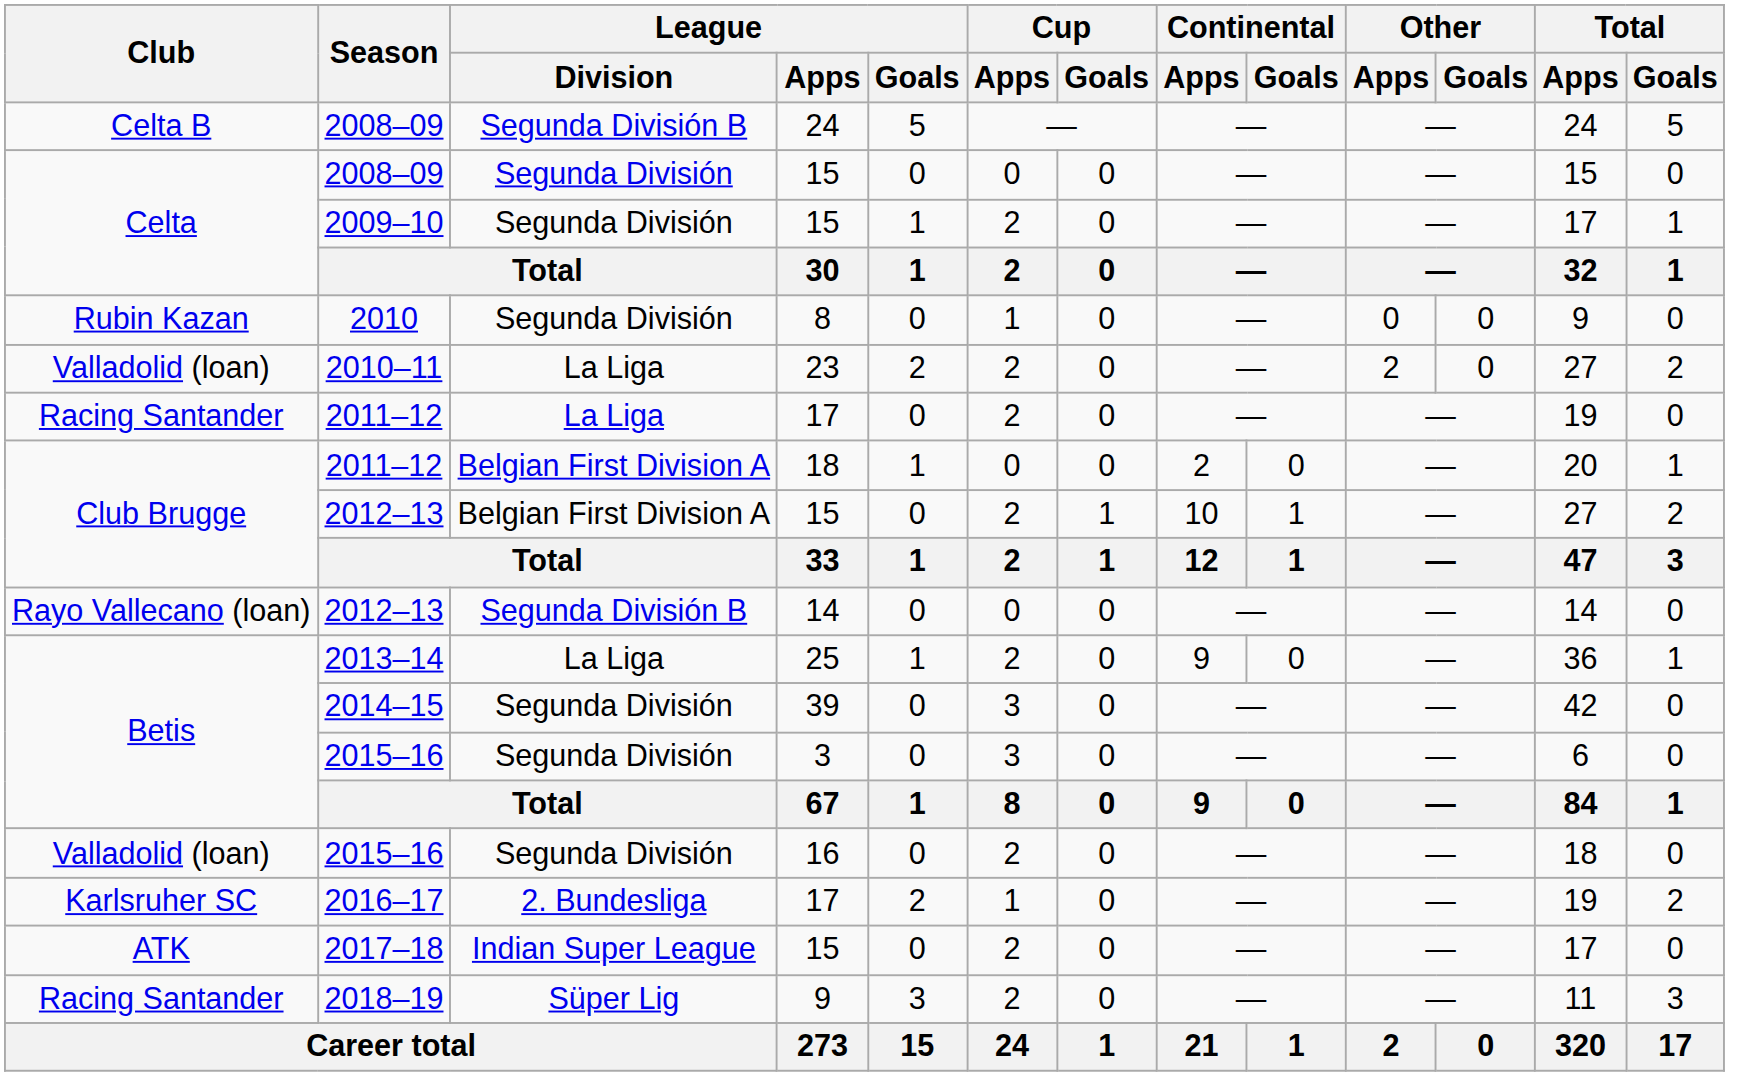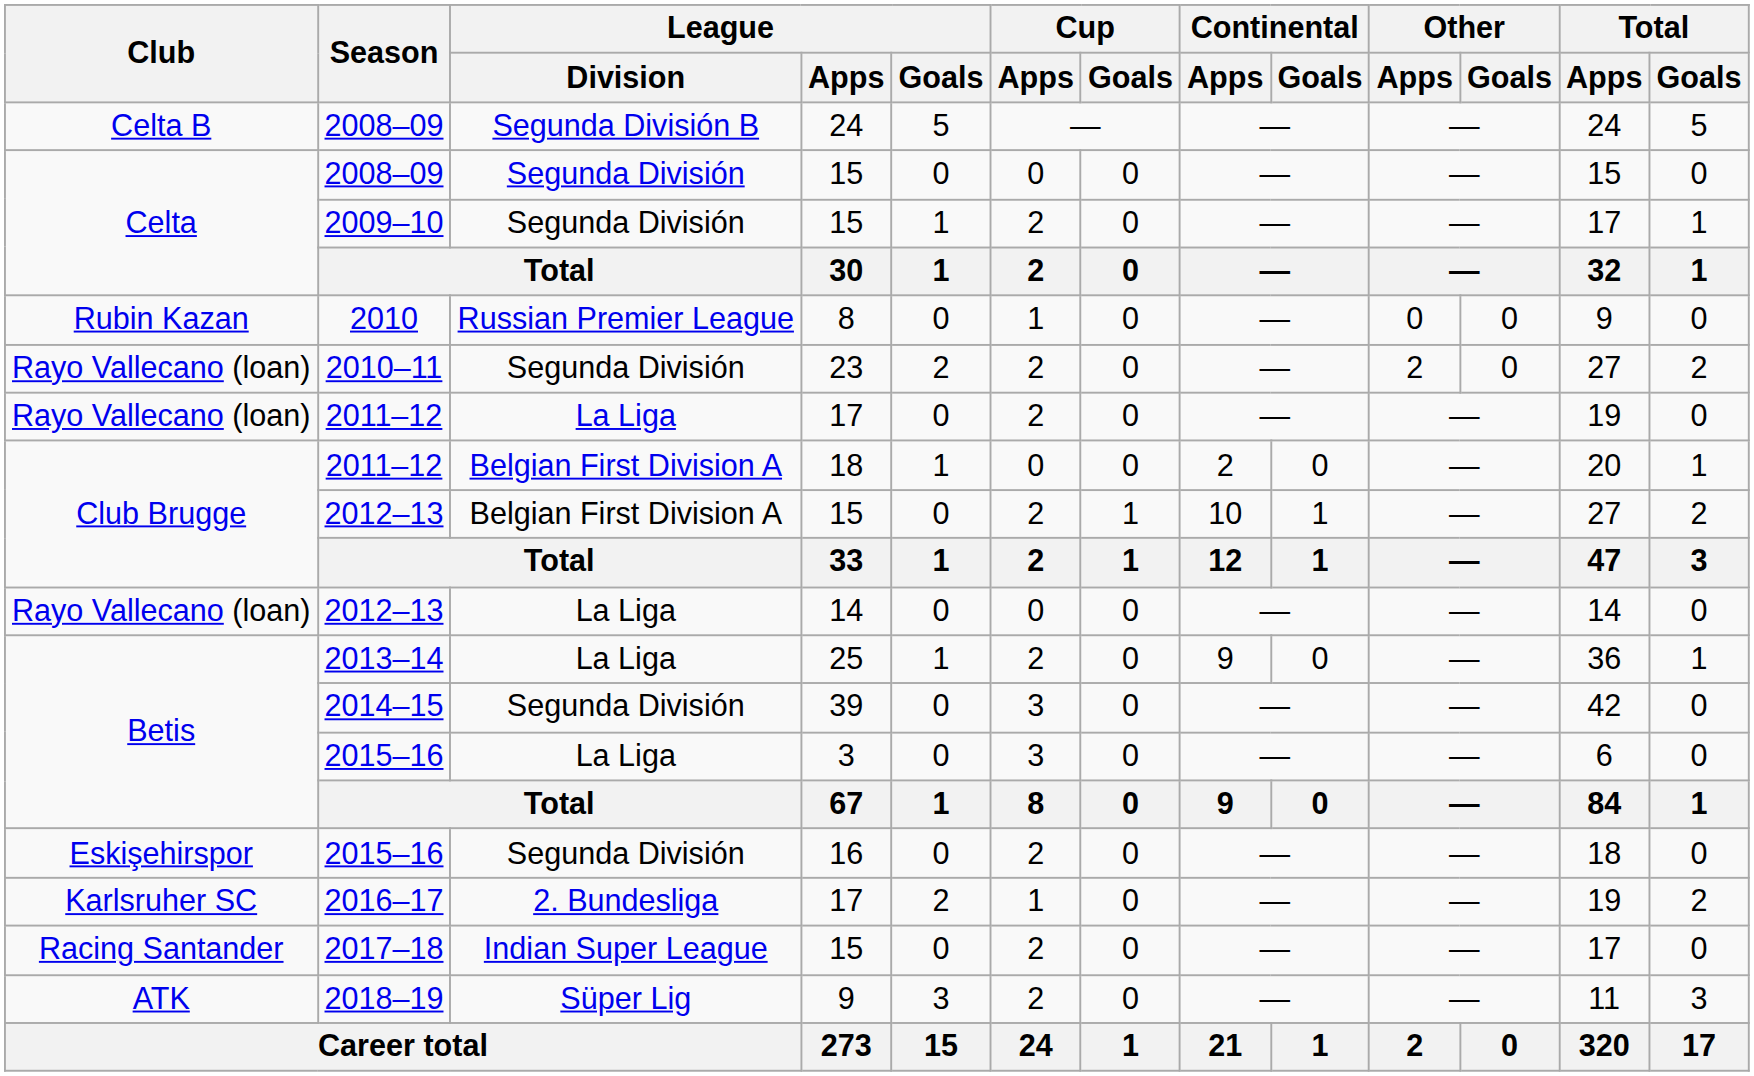(614, 319) Segunda División -> (626, 319) Russian Premier League
(161, 367) Valladolid (loan) -> (161, 367) Rayo Vallecano (loan)
(614, 367) La Liga -> (626, 367) Segunda División
(161, 416) Racing Santander -> (161, 416) Rayo Vallecano (loan)
(614, 610) Segunda División B -> (626, 610) La Liga
(614, 755) Segunda División -> (626, 755) La Liga
(161, 852) Valladolid (loan) -> (161, 852) Eskişehirspor
(161, 949) ATK -> (161, 949) Racing Santander
(161, 998) Racing Santander -> (161, 998) ATK
